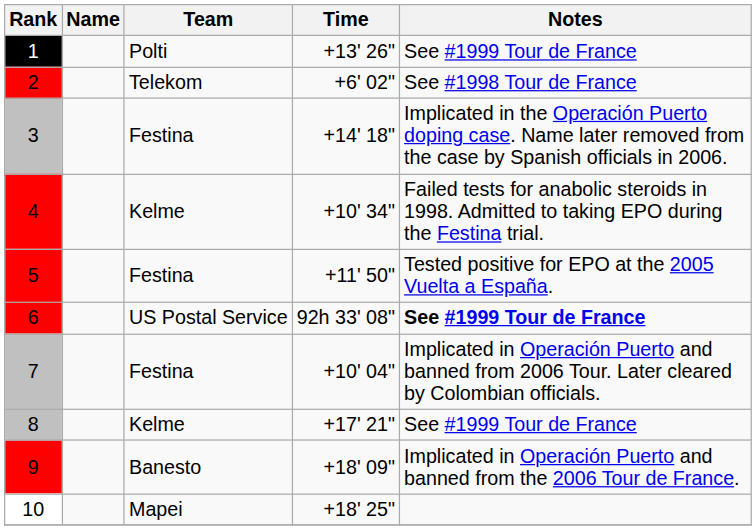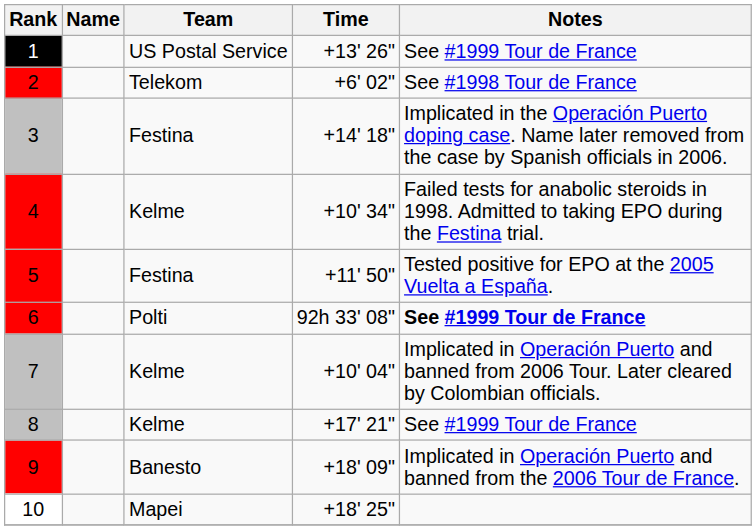(148, 51) Polti -> (208, 51) US Postal Service
(208, 318) US Postal Service -> (148, 318) Polti
(161, 371) Festina -> (157, 371) Kelme
